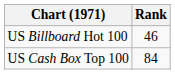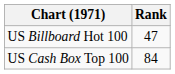(151, 36) 46 -> (151, 36) 47
